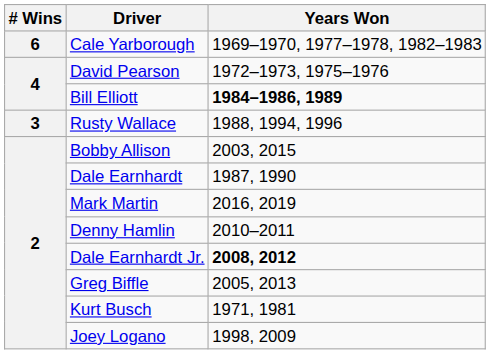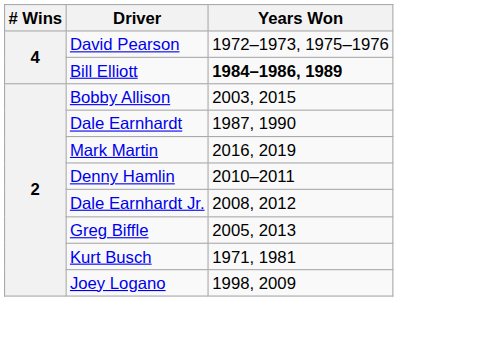- row: (132, 44)
- row: (123, 124)
(254, 256) bold -> (254, 203) normal
